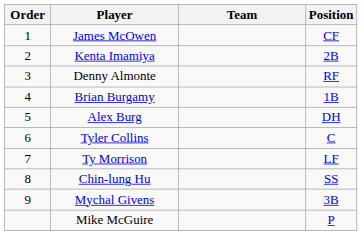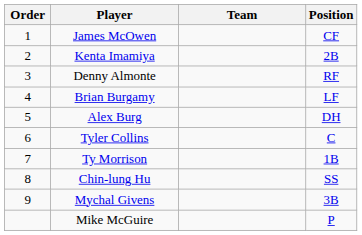(331, 96) 1B -> (331, 96) LF
(331, 158) LF -> (331, 158) 1B
